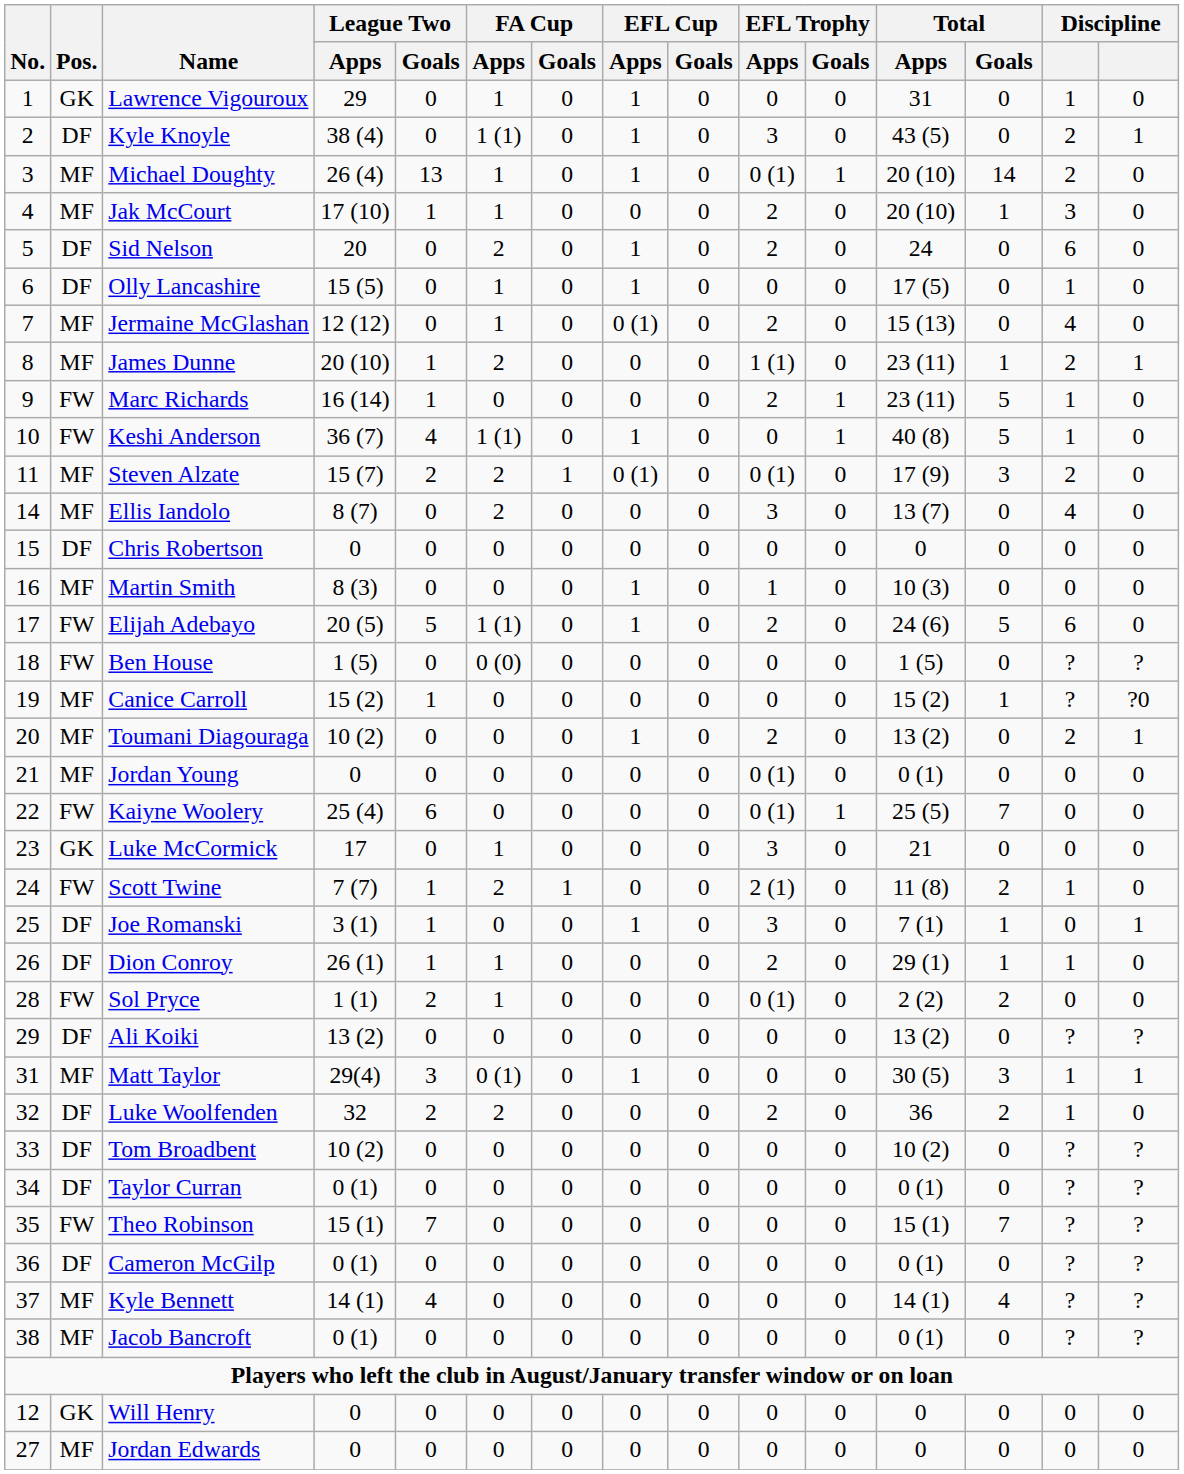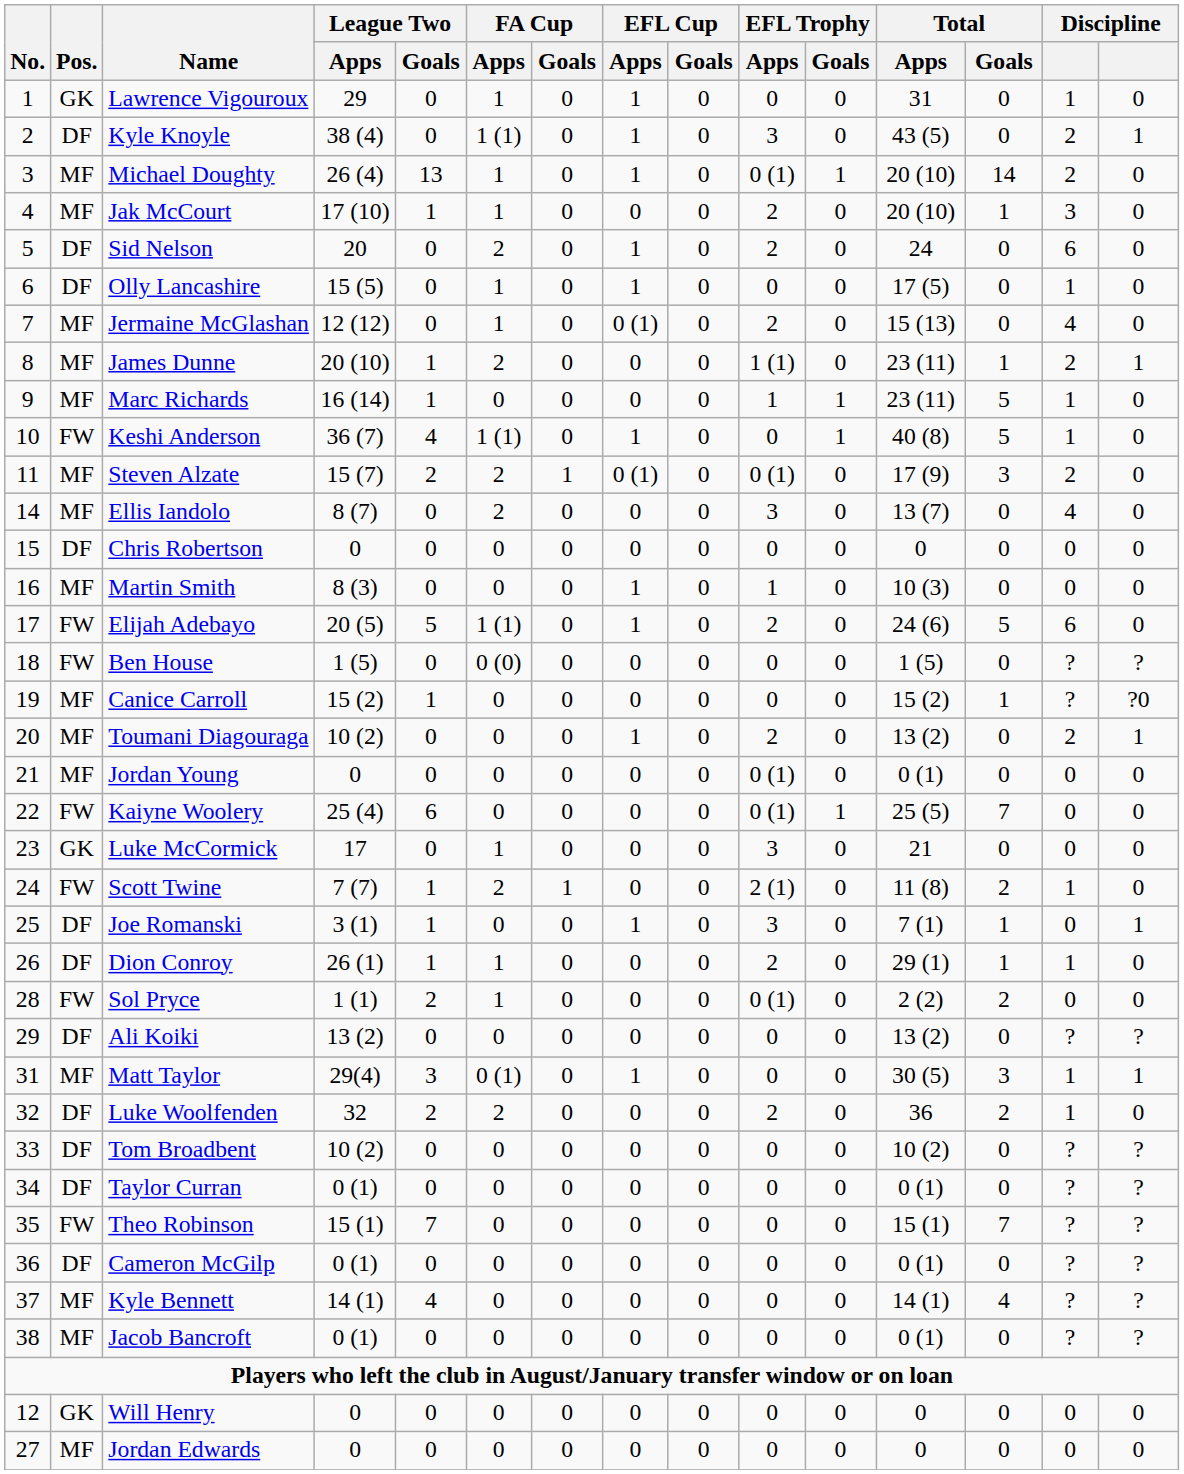(77, 398) FW -> (77, 398) MF
(772, 398) 2 -> (772, 398) 1
